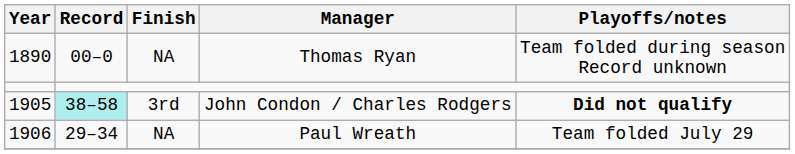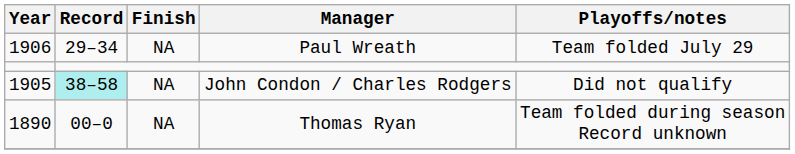rows swapped: (30, 58) <-> (30, 134)
(164, 106) 3rd -> (164, 85) NA
(653, 106) bold -> (653, 85) normal
